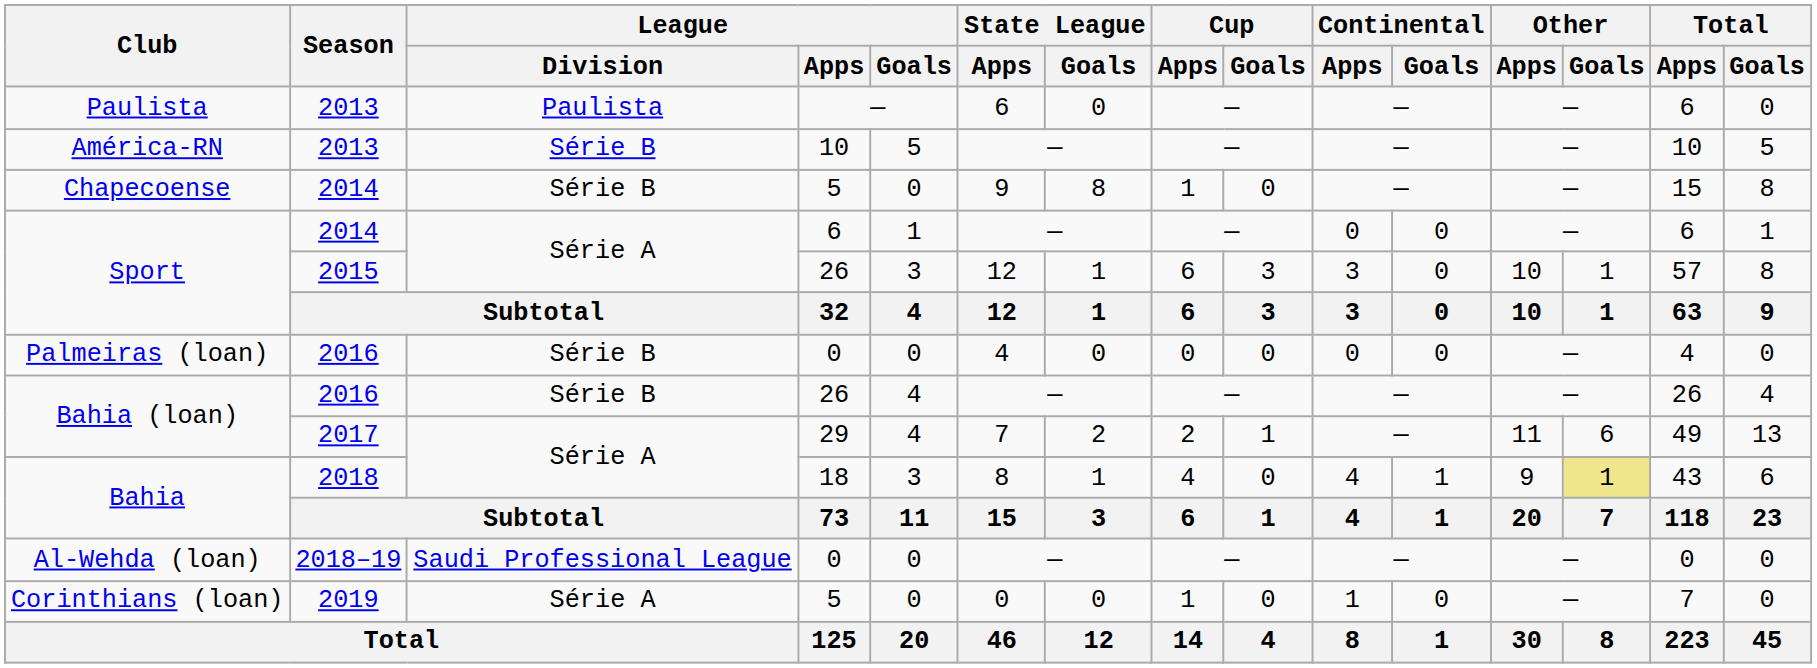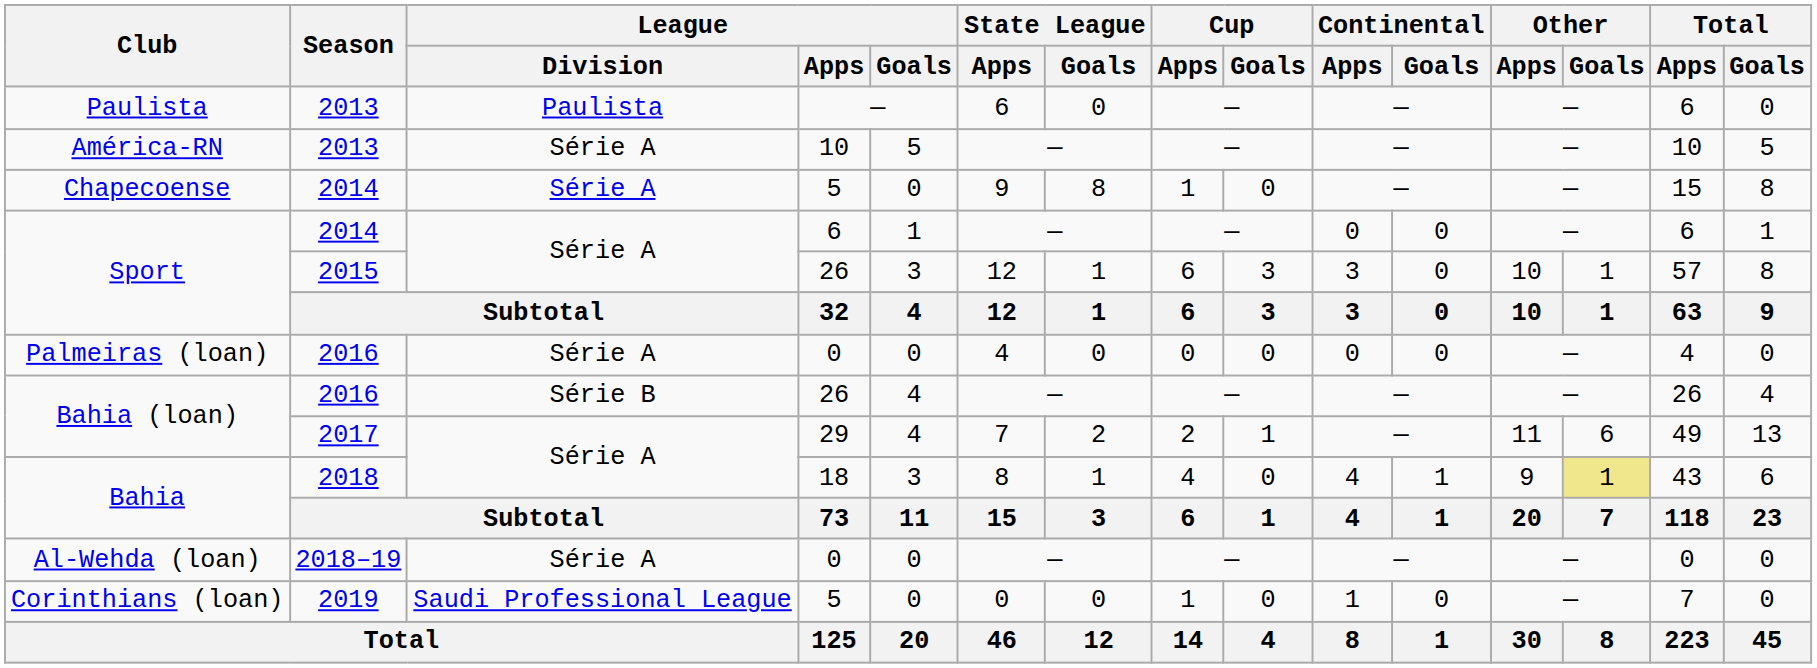(603, 149) Série B -> (603, 149) Série A
(603, 190) Série B -> (603, 190) Série A
(603, 354) Série B -> (603, 354) Série A
(603, 560) Saudi Professional League -> (603, 560) Série A
(603, 601) Série A -> (603, 601) Saudi Professional League
